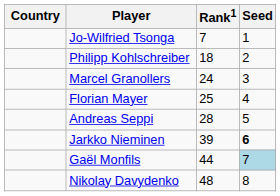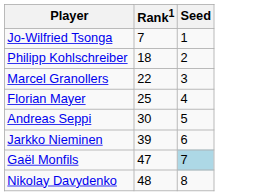- column: (35, 16)
(206, 79) 24 -> (144, 79) 22
(206, 119) 28 -> (144, 119) 30
(246, 139) bold -> (184, 139) normal
(206, 160) 44 -> (144, 160) 47
